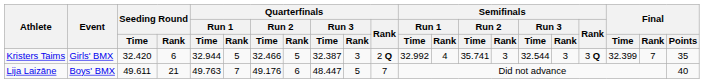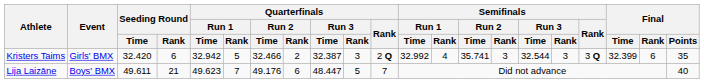(207, 56) 32.944 -> (207, 56) 32.942
(297, 56) 5 -> (297, 56) 2
(653, 56) 7 -> (653, 56) 6
(207, 71) 49.763 -> (207, 71) 49.623
